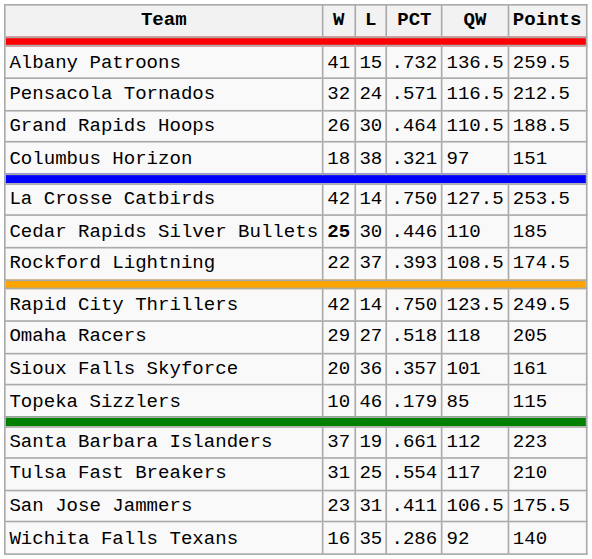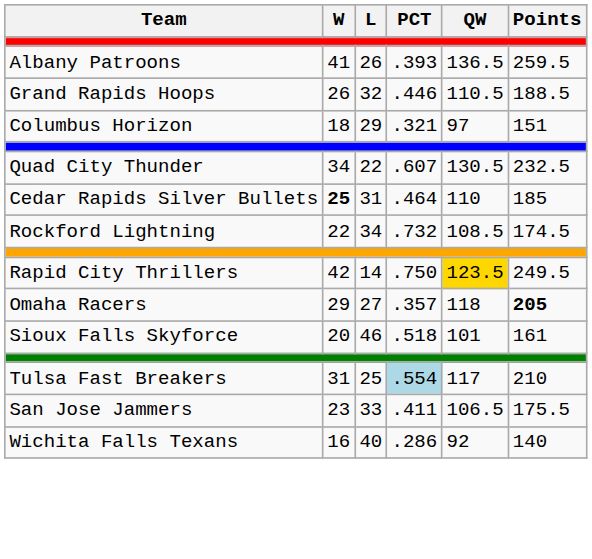(371, 62) 15 -> (371, 62) 26
(414, 62) .732 -> (414, 62) .393
- row: (112, 94)
(371, 126) 30 -> (371, 94) 32
(414, 126) .464 -> (414, 94) .446
(371, 158) 38 -> (371, 126) 29
- row: (112, 199)
+ row: (107, 167)
(371, 231) 30 -> (371, 199) 31
(414, 231) .446 -> (414, 199) .464
(371, 263) 37 -> (371, 231) 34
(414, 263) .393 -> (414, 231) .732
(475, 304) no background -> (475, 272) gold background
(414, 337) .518 -> (414, 304) .357
(530, 337) normal -> (530, 304) bold
(371, 369) 36 -> (371, 337) 46
(414, 369) .357 -> (414, 337) .518
- row: (95, 401)
- row: (141, 442)
(414, 474) no background -> (414, 378) lightblue background
(371, 506) 31 -> (371, 410) 33
(371, 538) 35 -> (371, 442) 40
